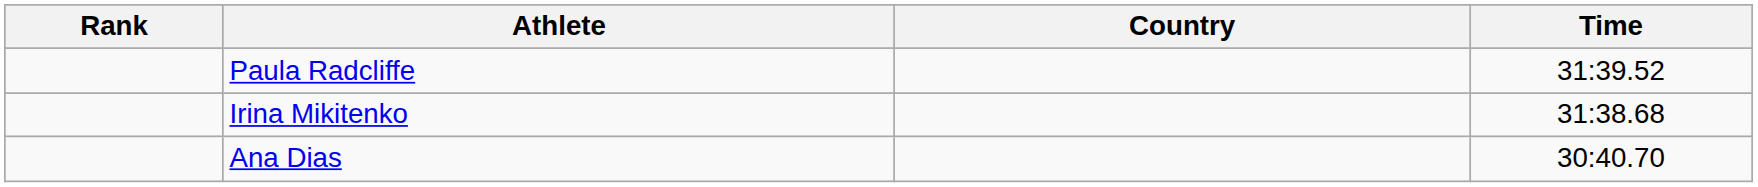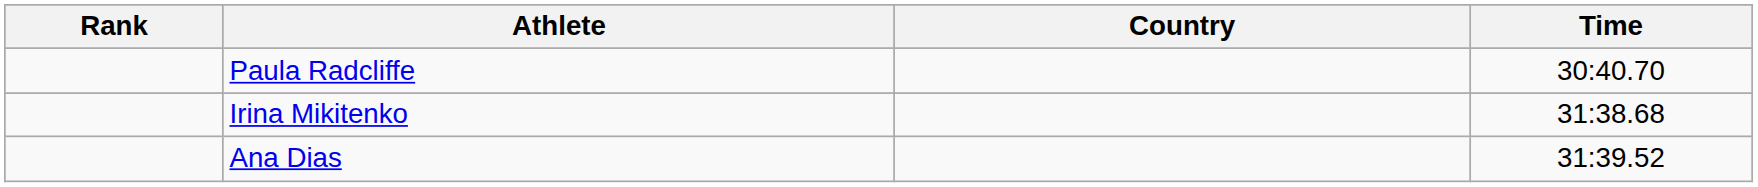(1611, 70) 31:39.52 -> (1611, 70) 30:40.70
(1611, 158) 30:40.70 -> (1611, 158) 31:39.52
